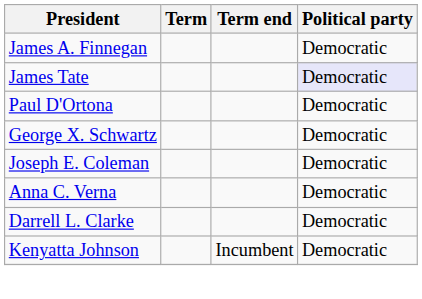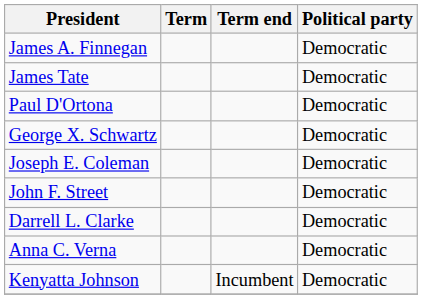(344, 76) lavender background -> (344, 76) no background
+ row: (58, 192)
rows swapped: (63, 192) <-> (71, 221)
